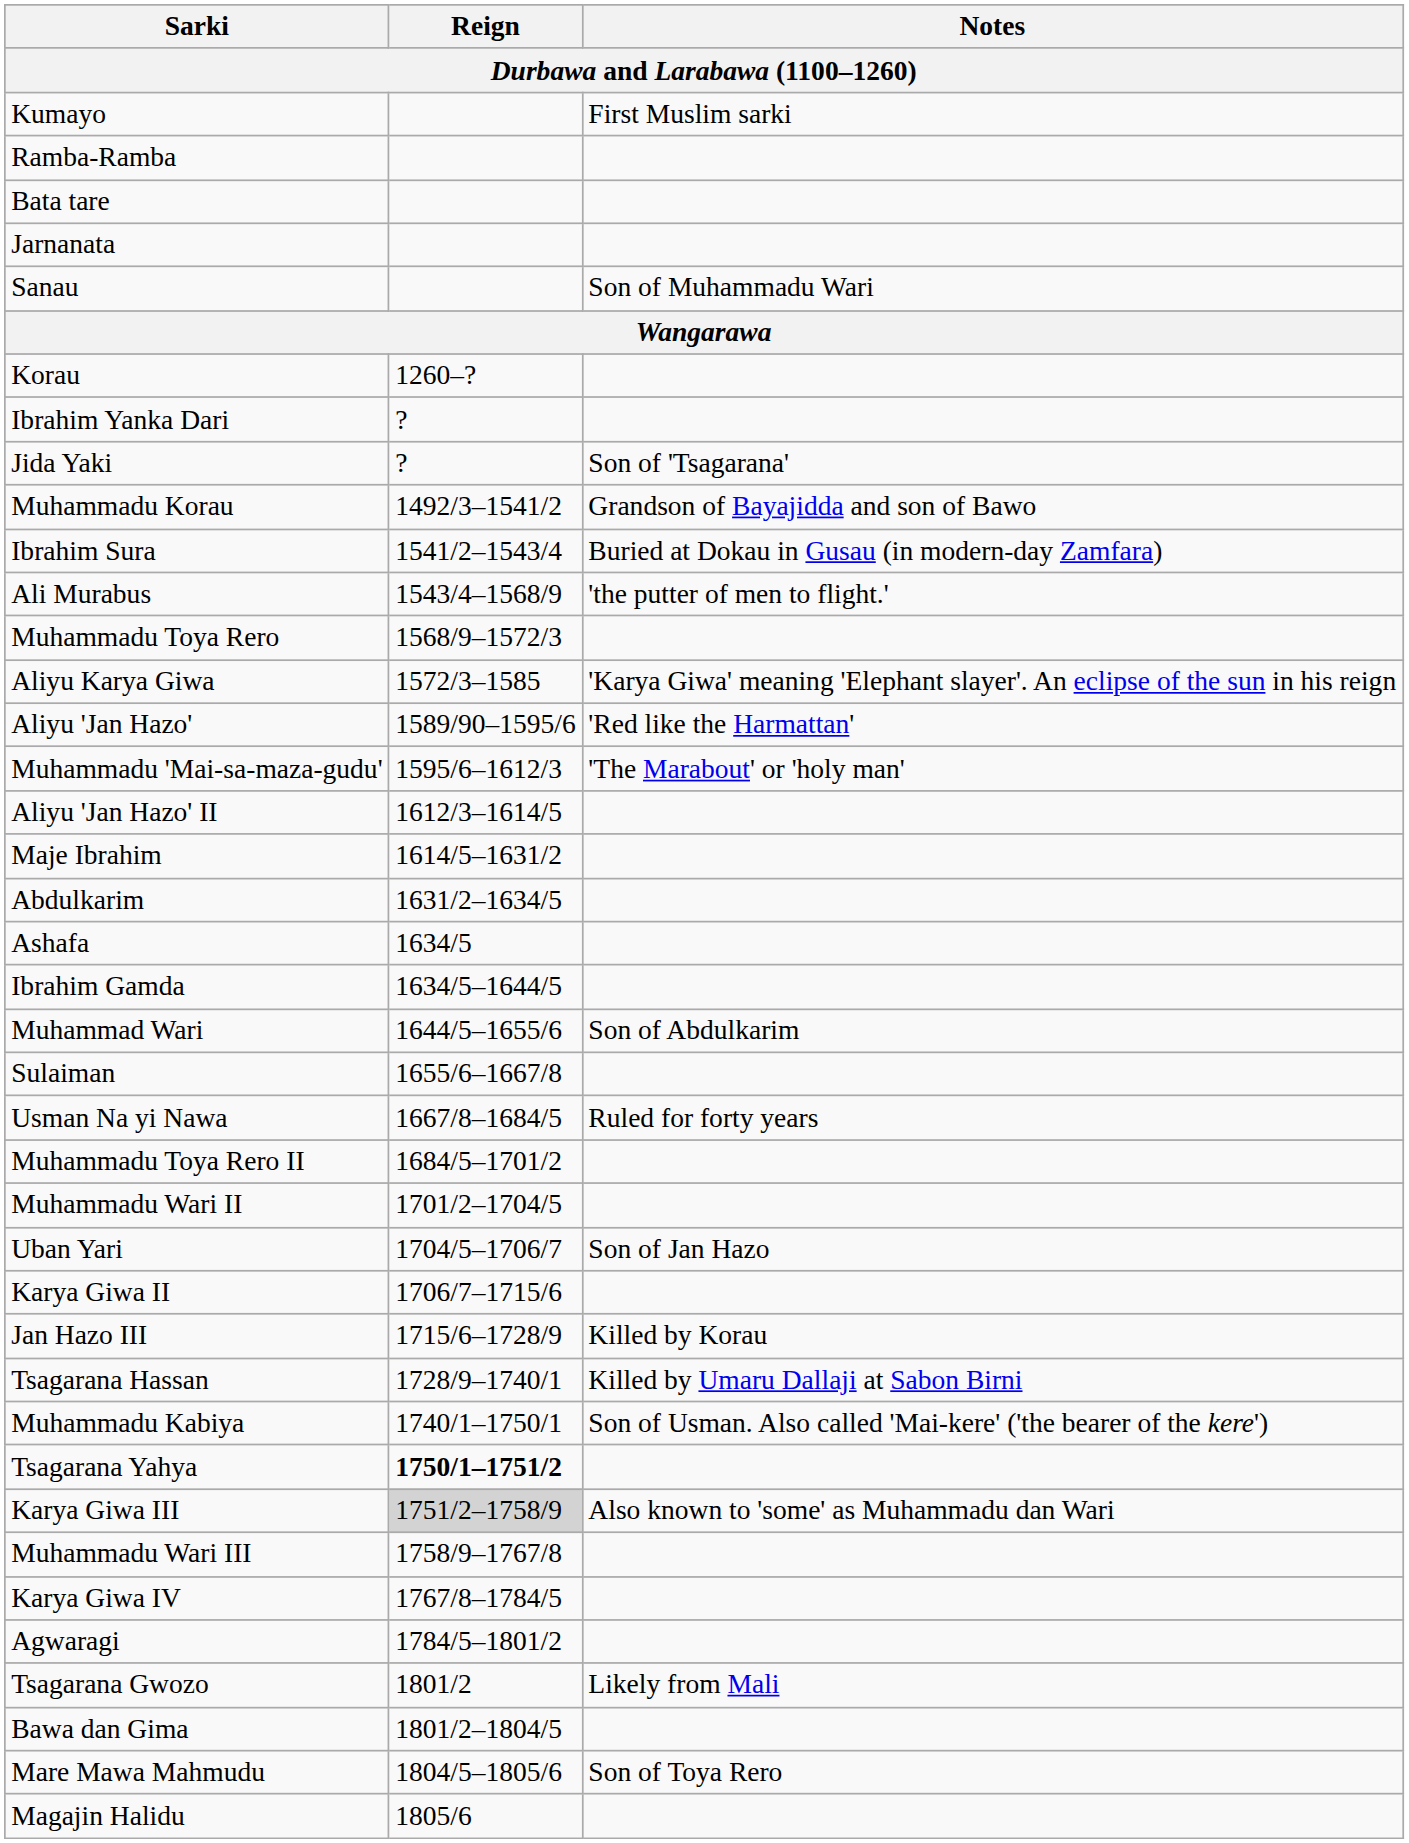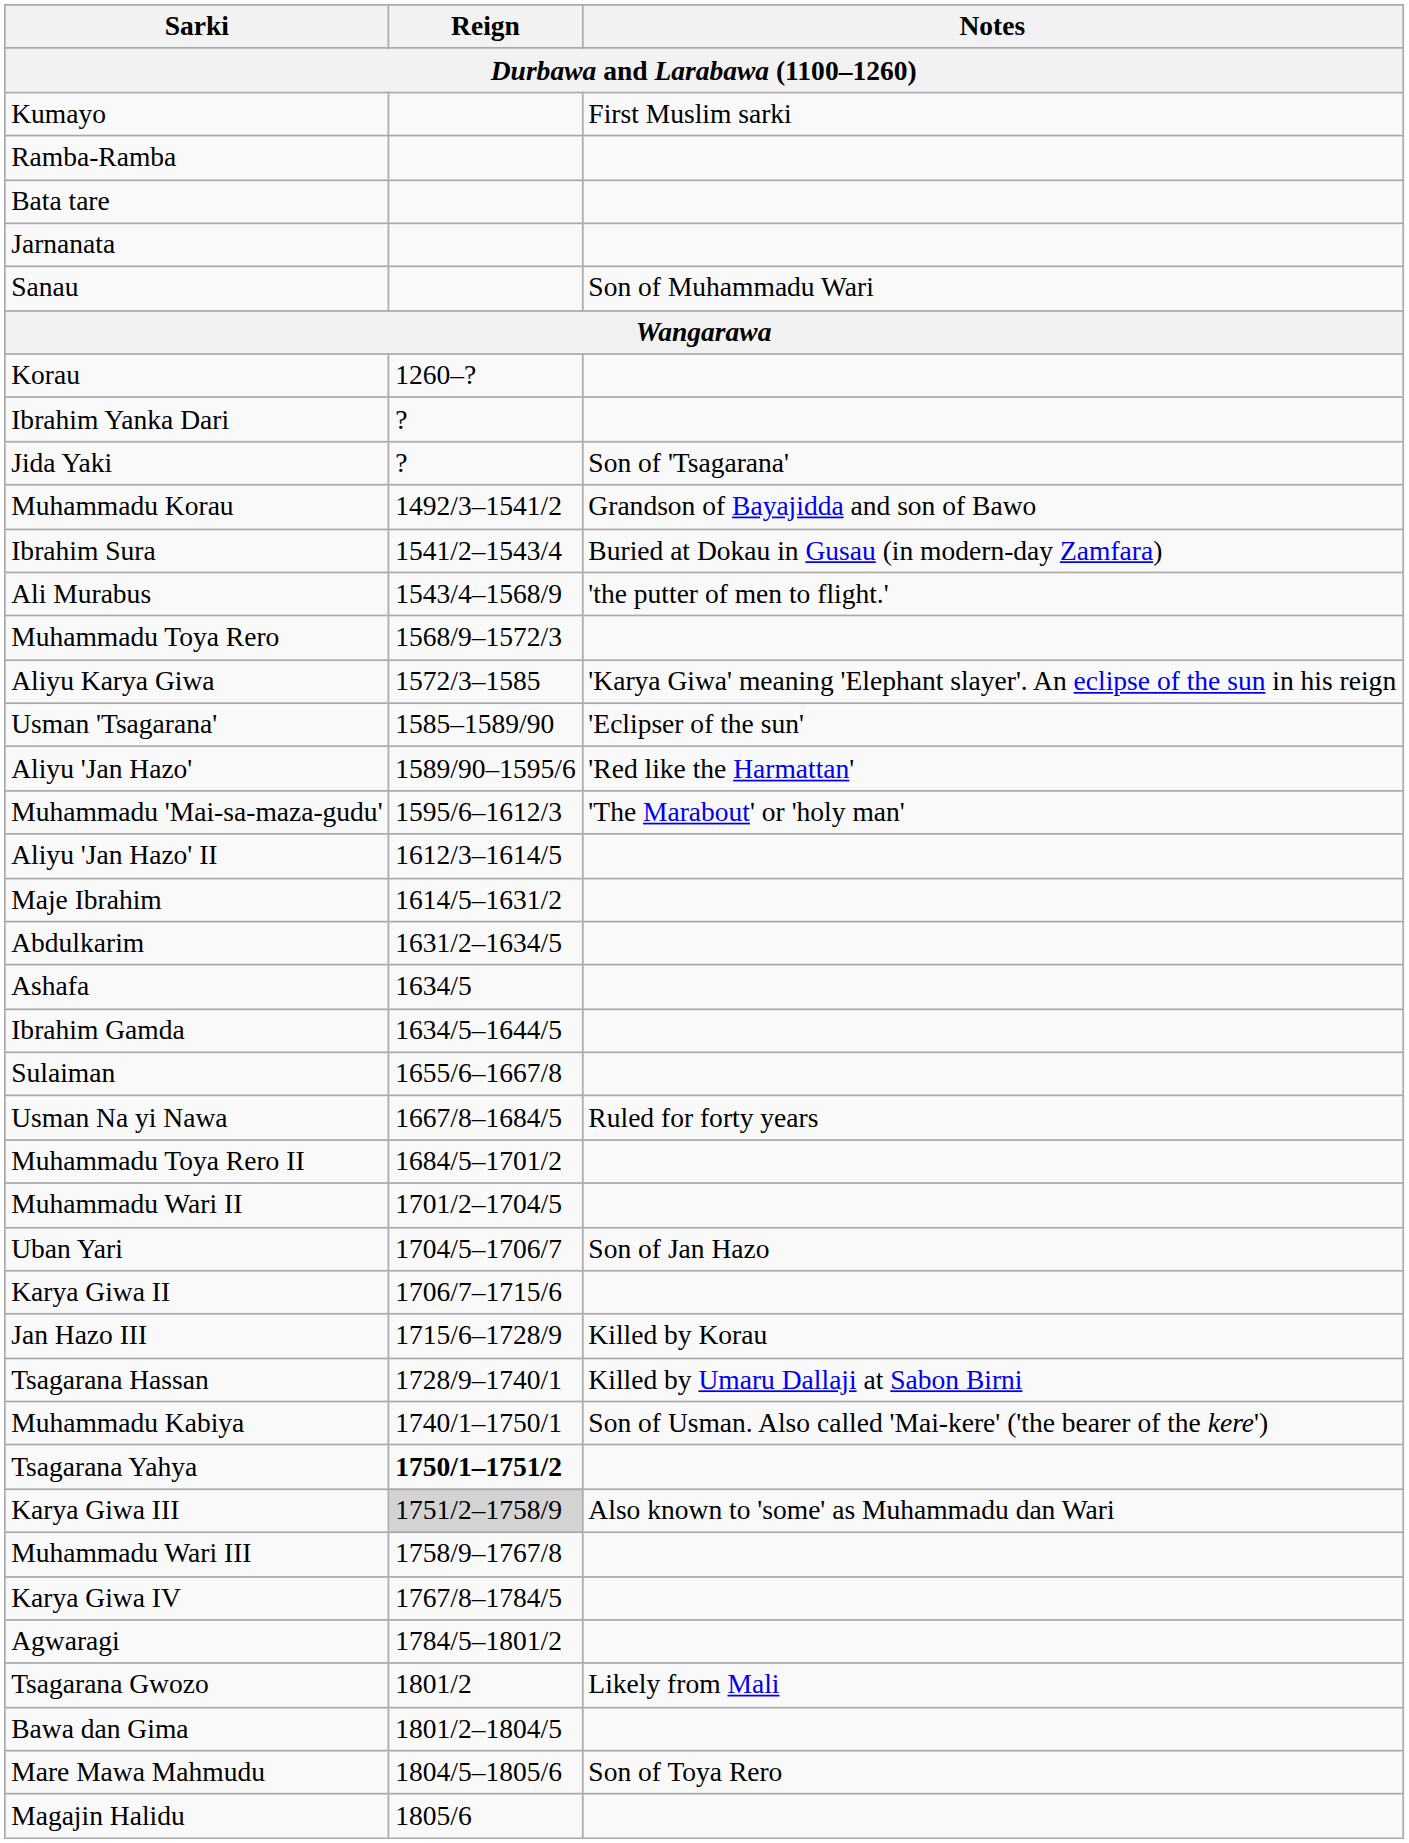+ row: (114, 724)
- row: (107, 1030)
